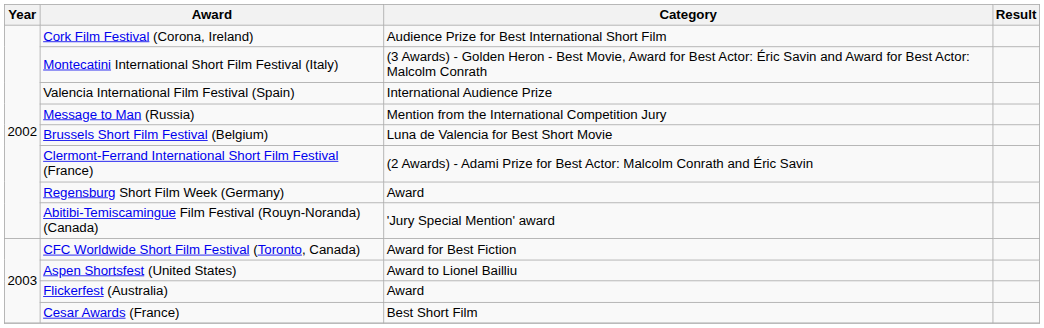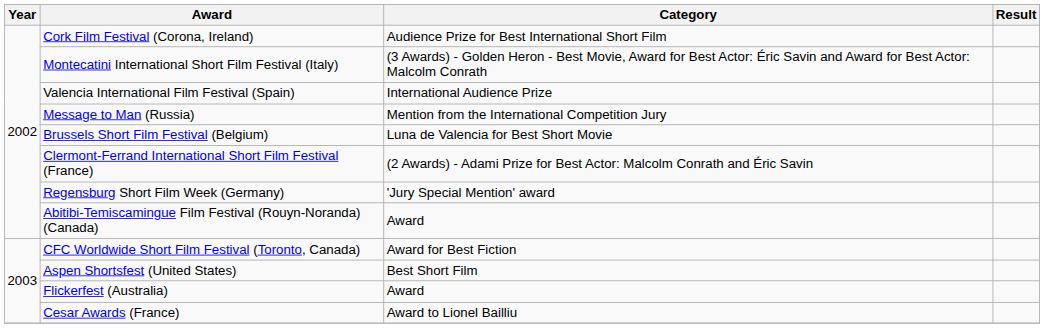(405, 192) Award -> (471, 192) 'Jury Special Mention' award
(471, 220) 'Jury Special Mention' award -> (405, 220) Award
(452, 270) Award to Lionel Bailliu -> (432, 270) Best Short Film
(432, 312) Best Short Film -> (452, 312) Award to Lionel Bailliu
